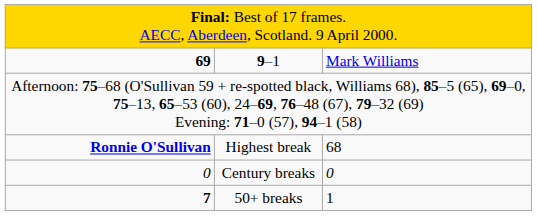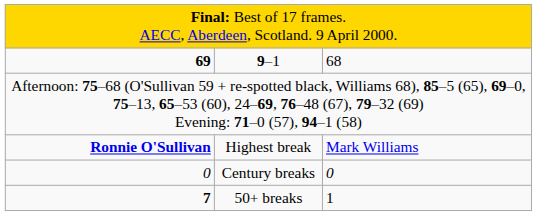(372, 60) Mark Williams -> (334, 60) 68
(334, 147) 68 -> (372, 147) Mark Williams
